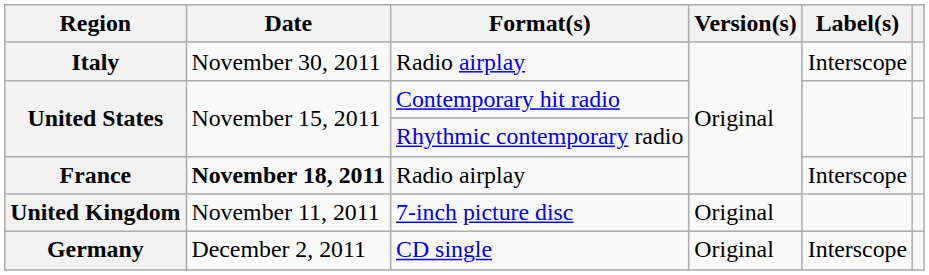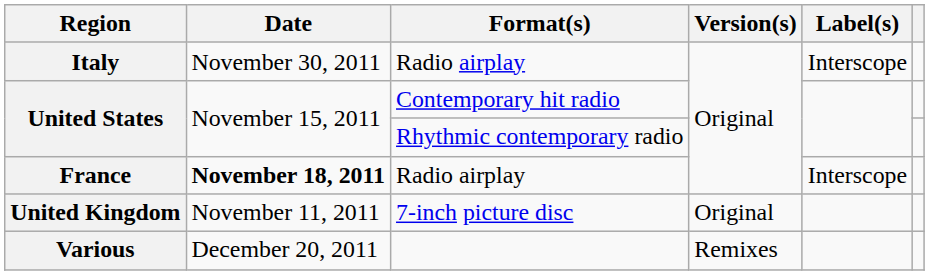- row: (95, 250)
+ row: (95, 250)
